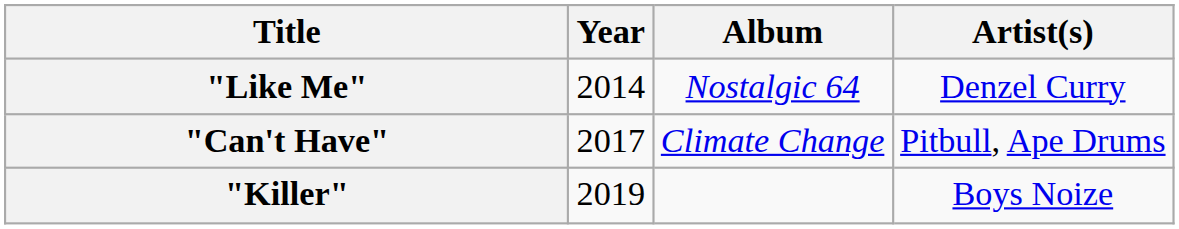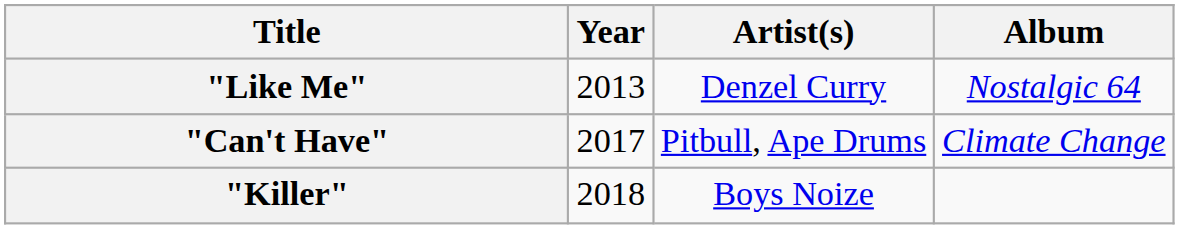columns swapped: (1033, 31) <-> (773, 31)
(611, 85) 2014 -> (611, 85) 2013
(611, 194) 2019 -> (611, 194) 2018
